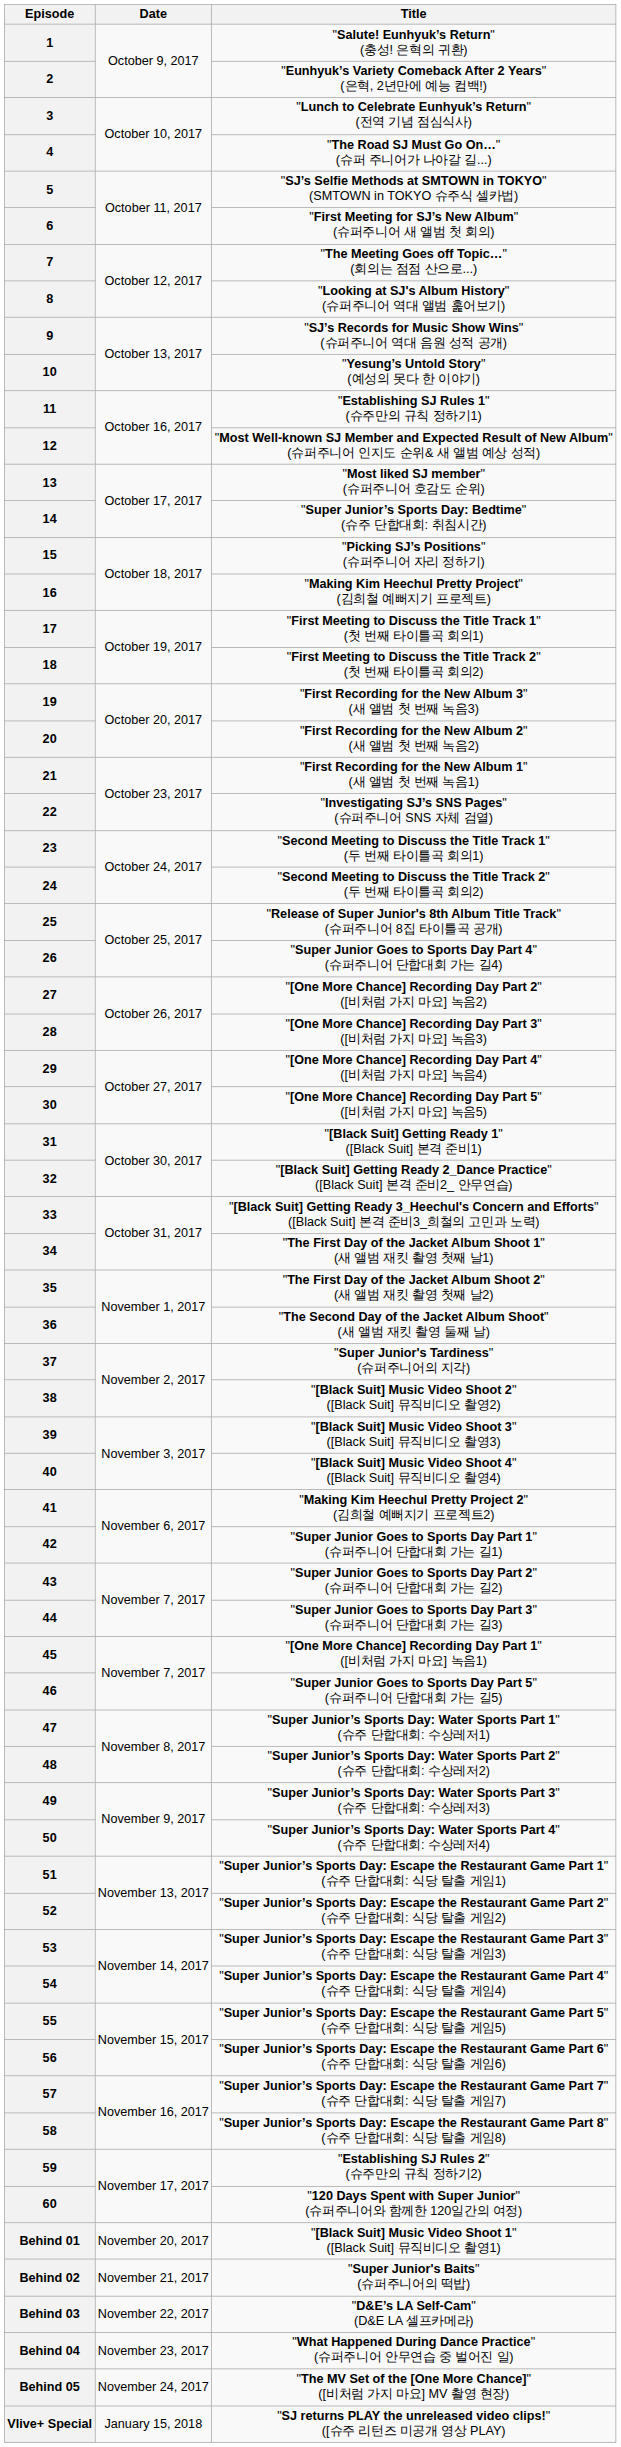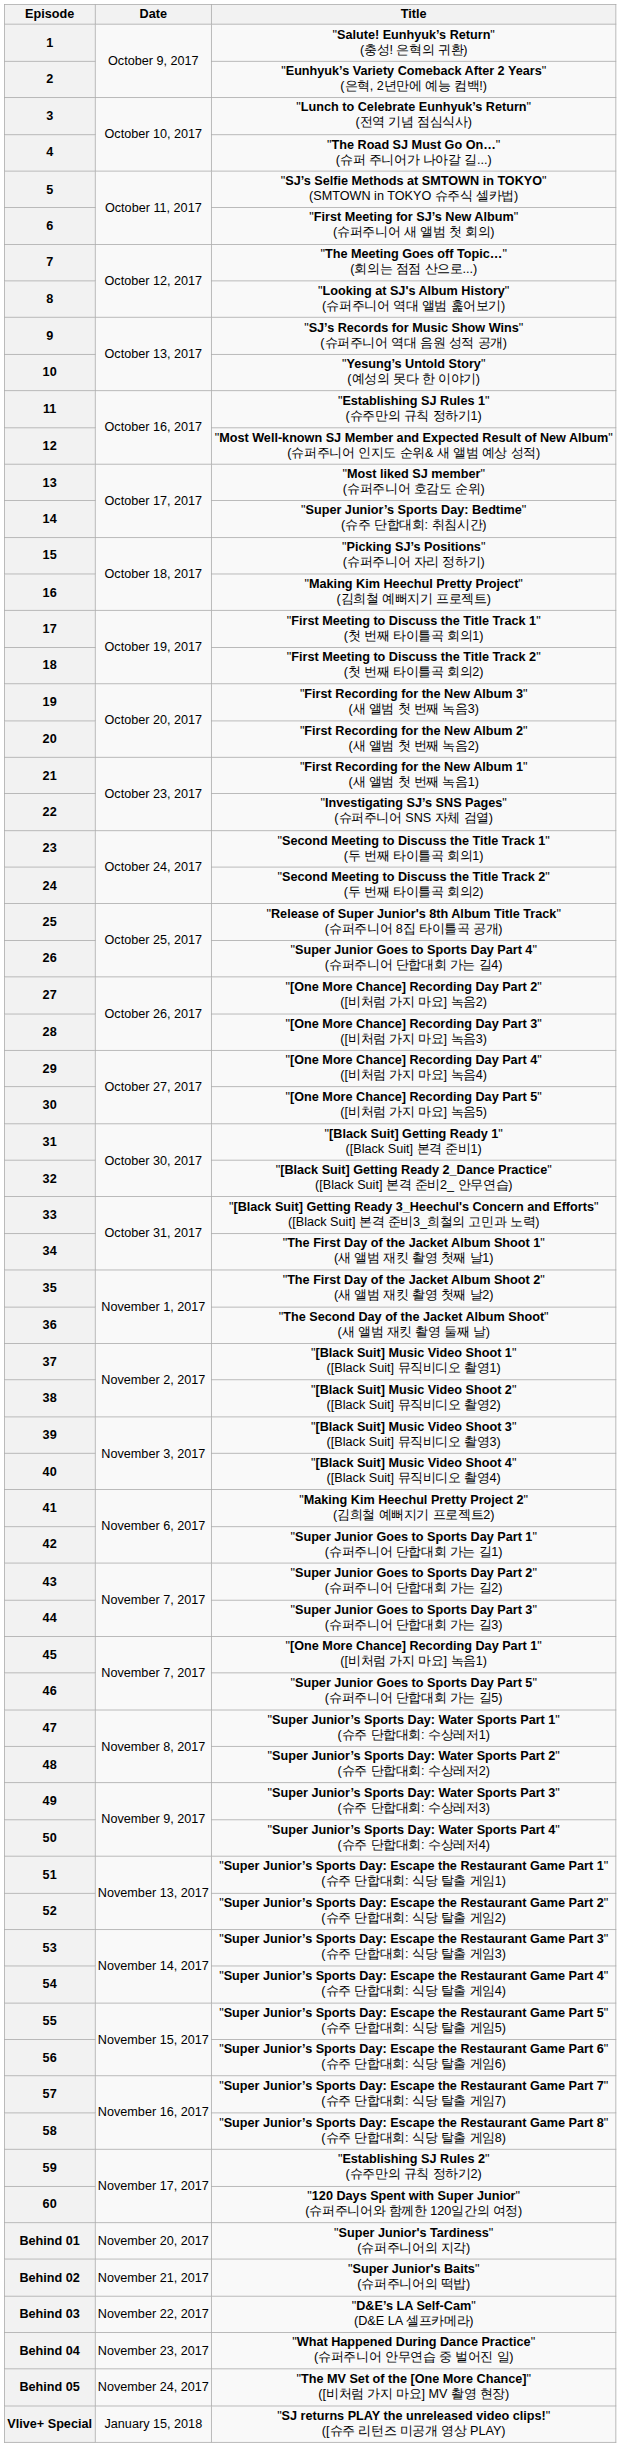(414, 1360) "Super Junior's Tardiness" (슈퍼주니어의 지각) -> (414, 1360) "[Black Suit] Music Video Shoot 1" ([Black Suit] 뮤직비디오 촬영1)
(414, 2240) "[Black Suit] Music Video Shoot 1" ([Black Suit] 뮤직비디오 촬영1) -> (414, 2240) "Super Junior's Tardiness" (슈퍼주니어의 지각)
